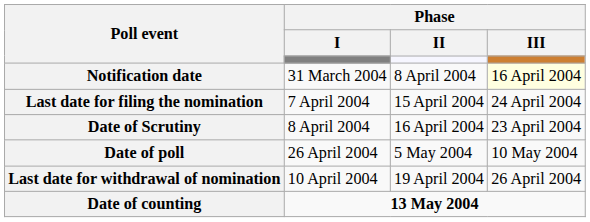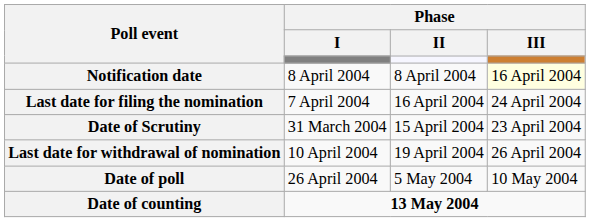(337, 76) 31 March 2004 -> (329, 76) 8 April 2004
(439, 101) 15 April 2004 -> (439, 101) 16 April 2004
(329, 127) 8 April 2004 -> (337, 127) 31 March 2004
(439, 127) 16 April 2004 -> (439, 127) 15 April 2004
rows swapped: (144, 178) <-> (144, 152)
